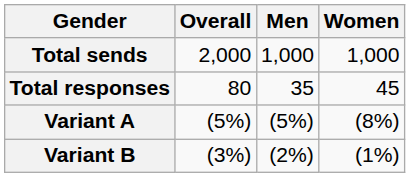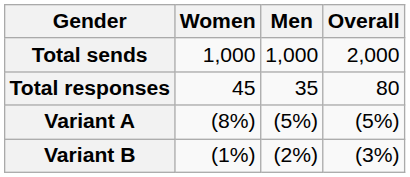columns swapped: (215, 21) <-> (362, 21)
